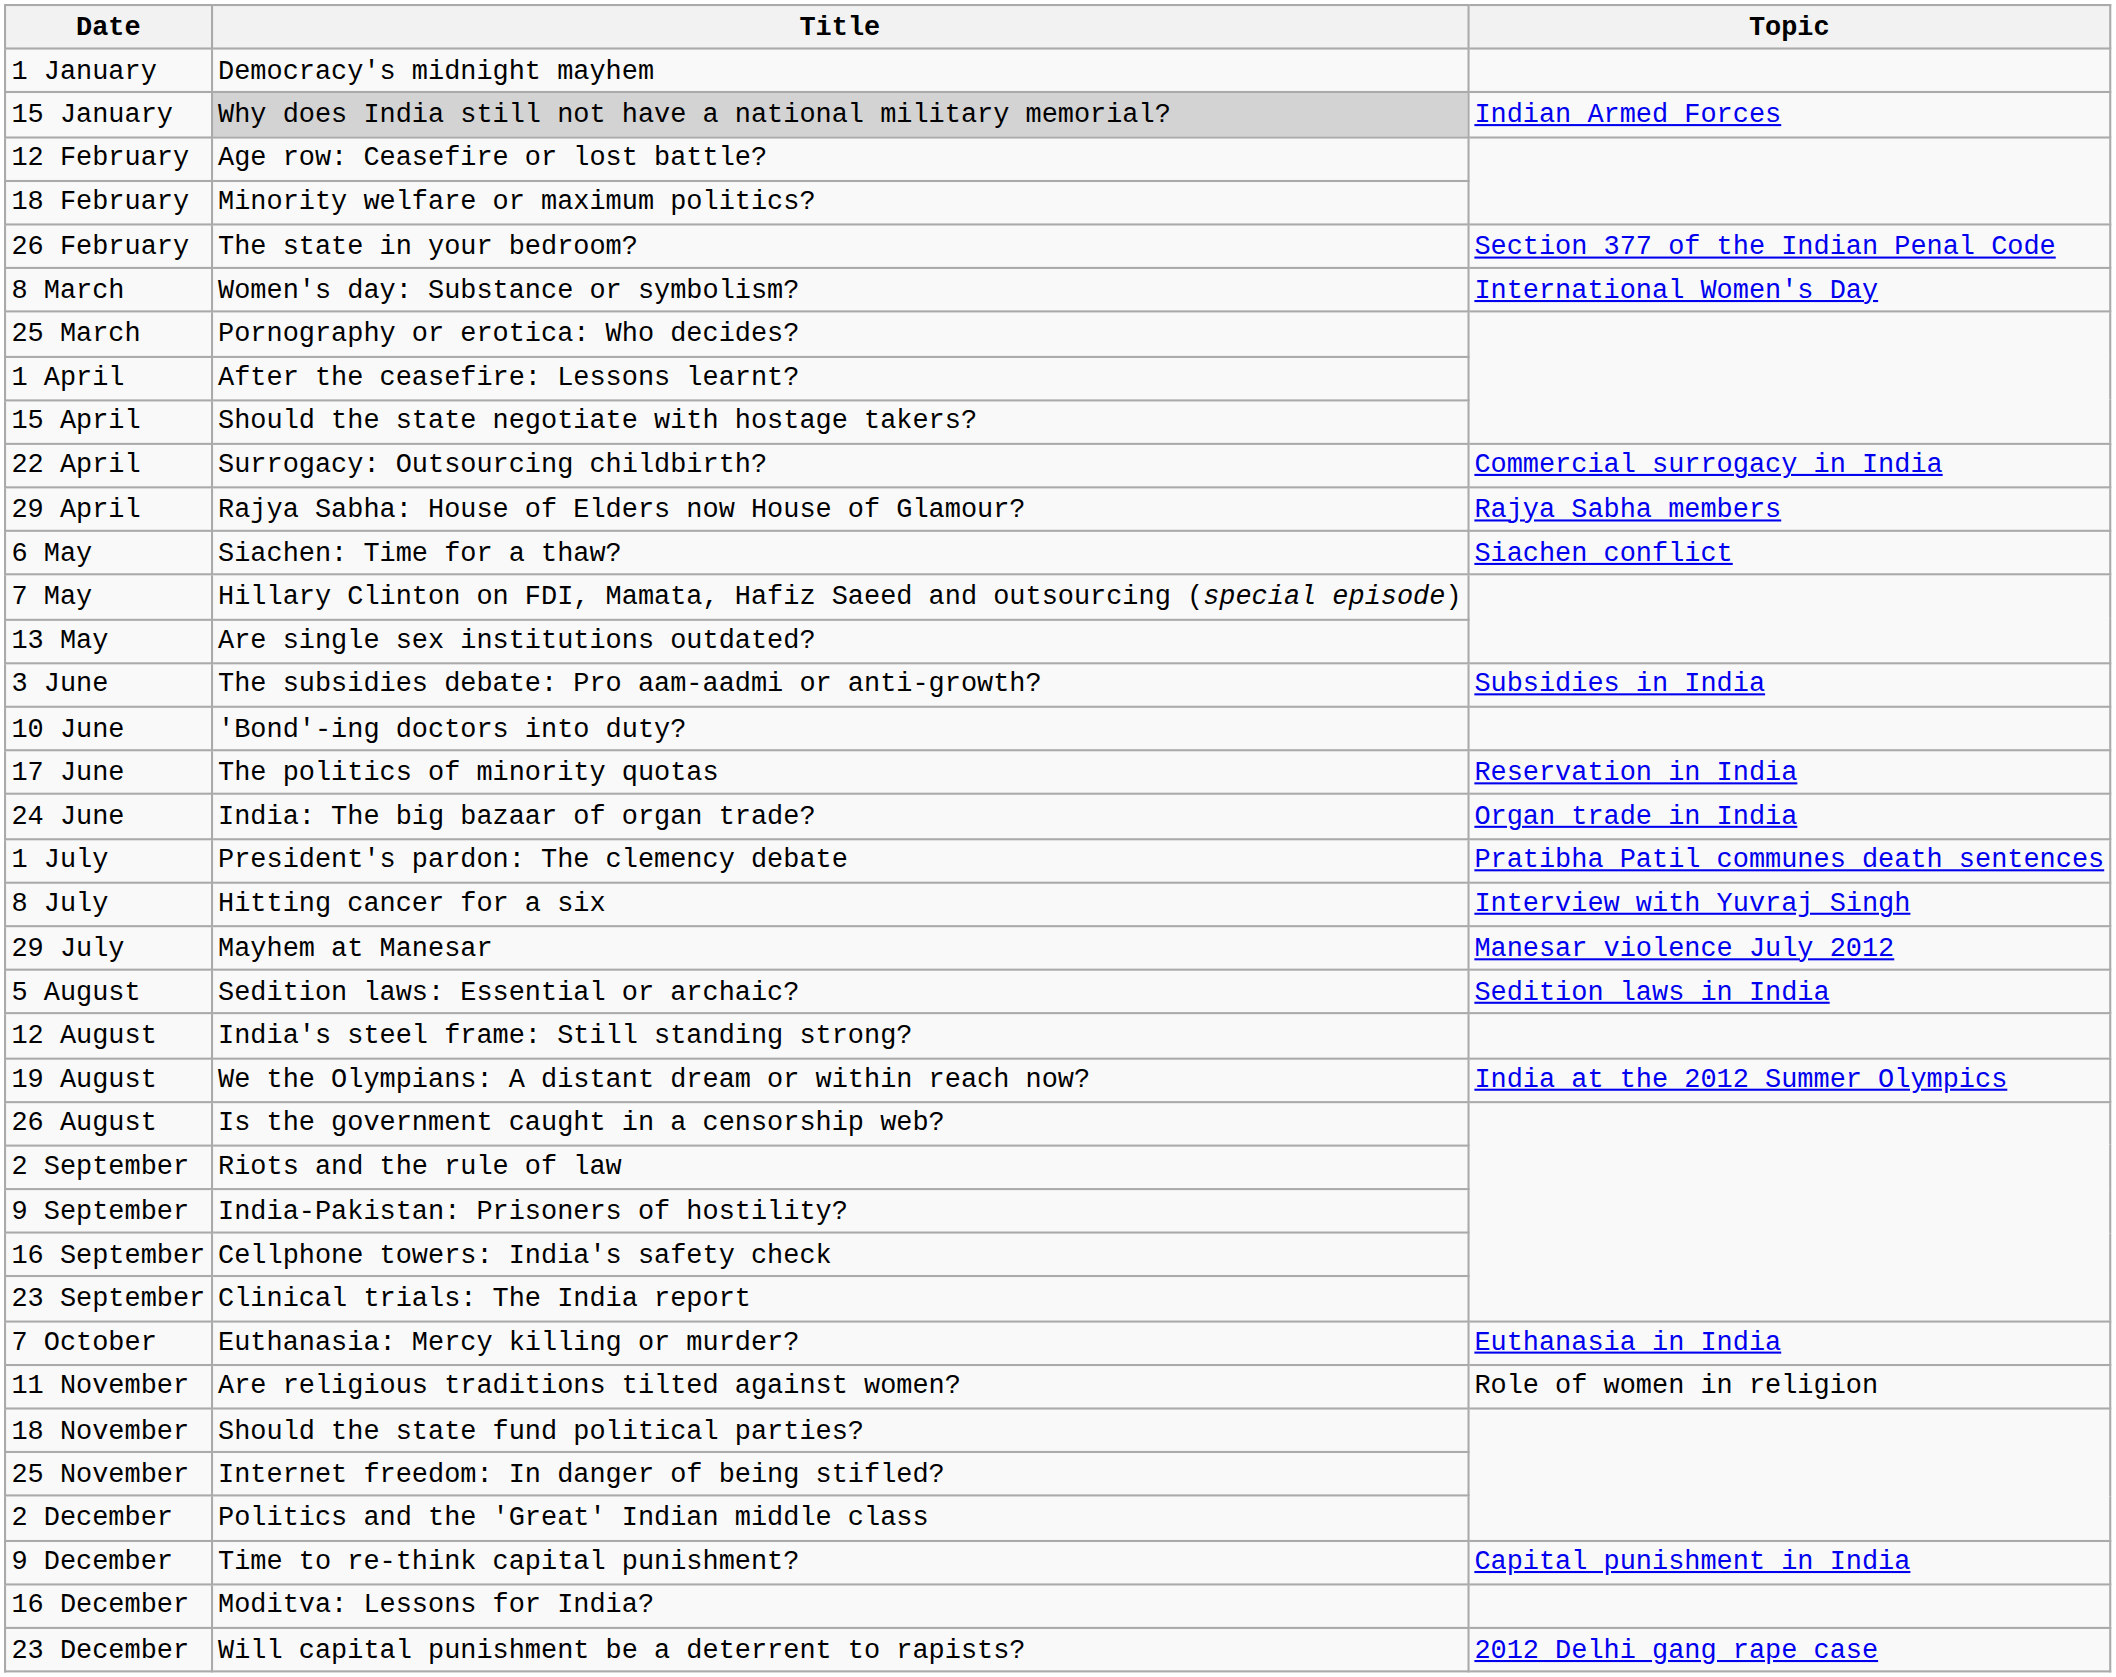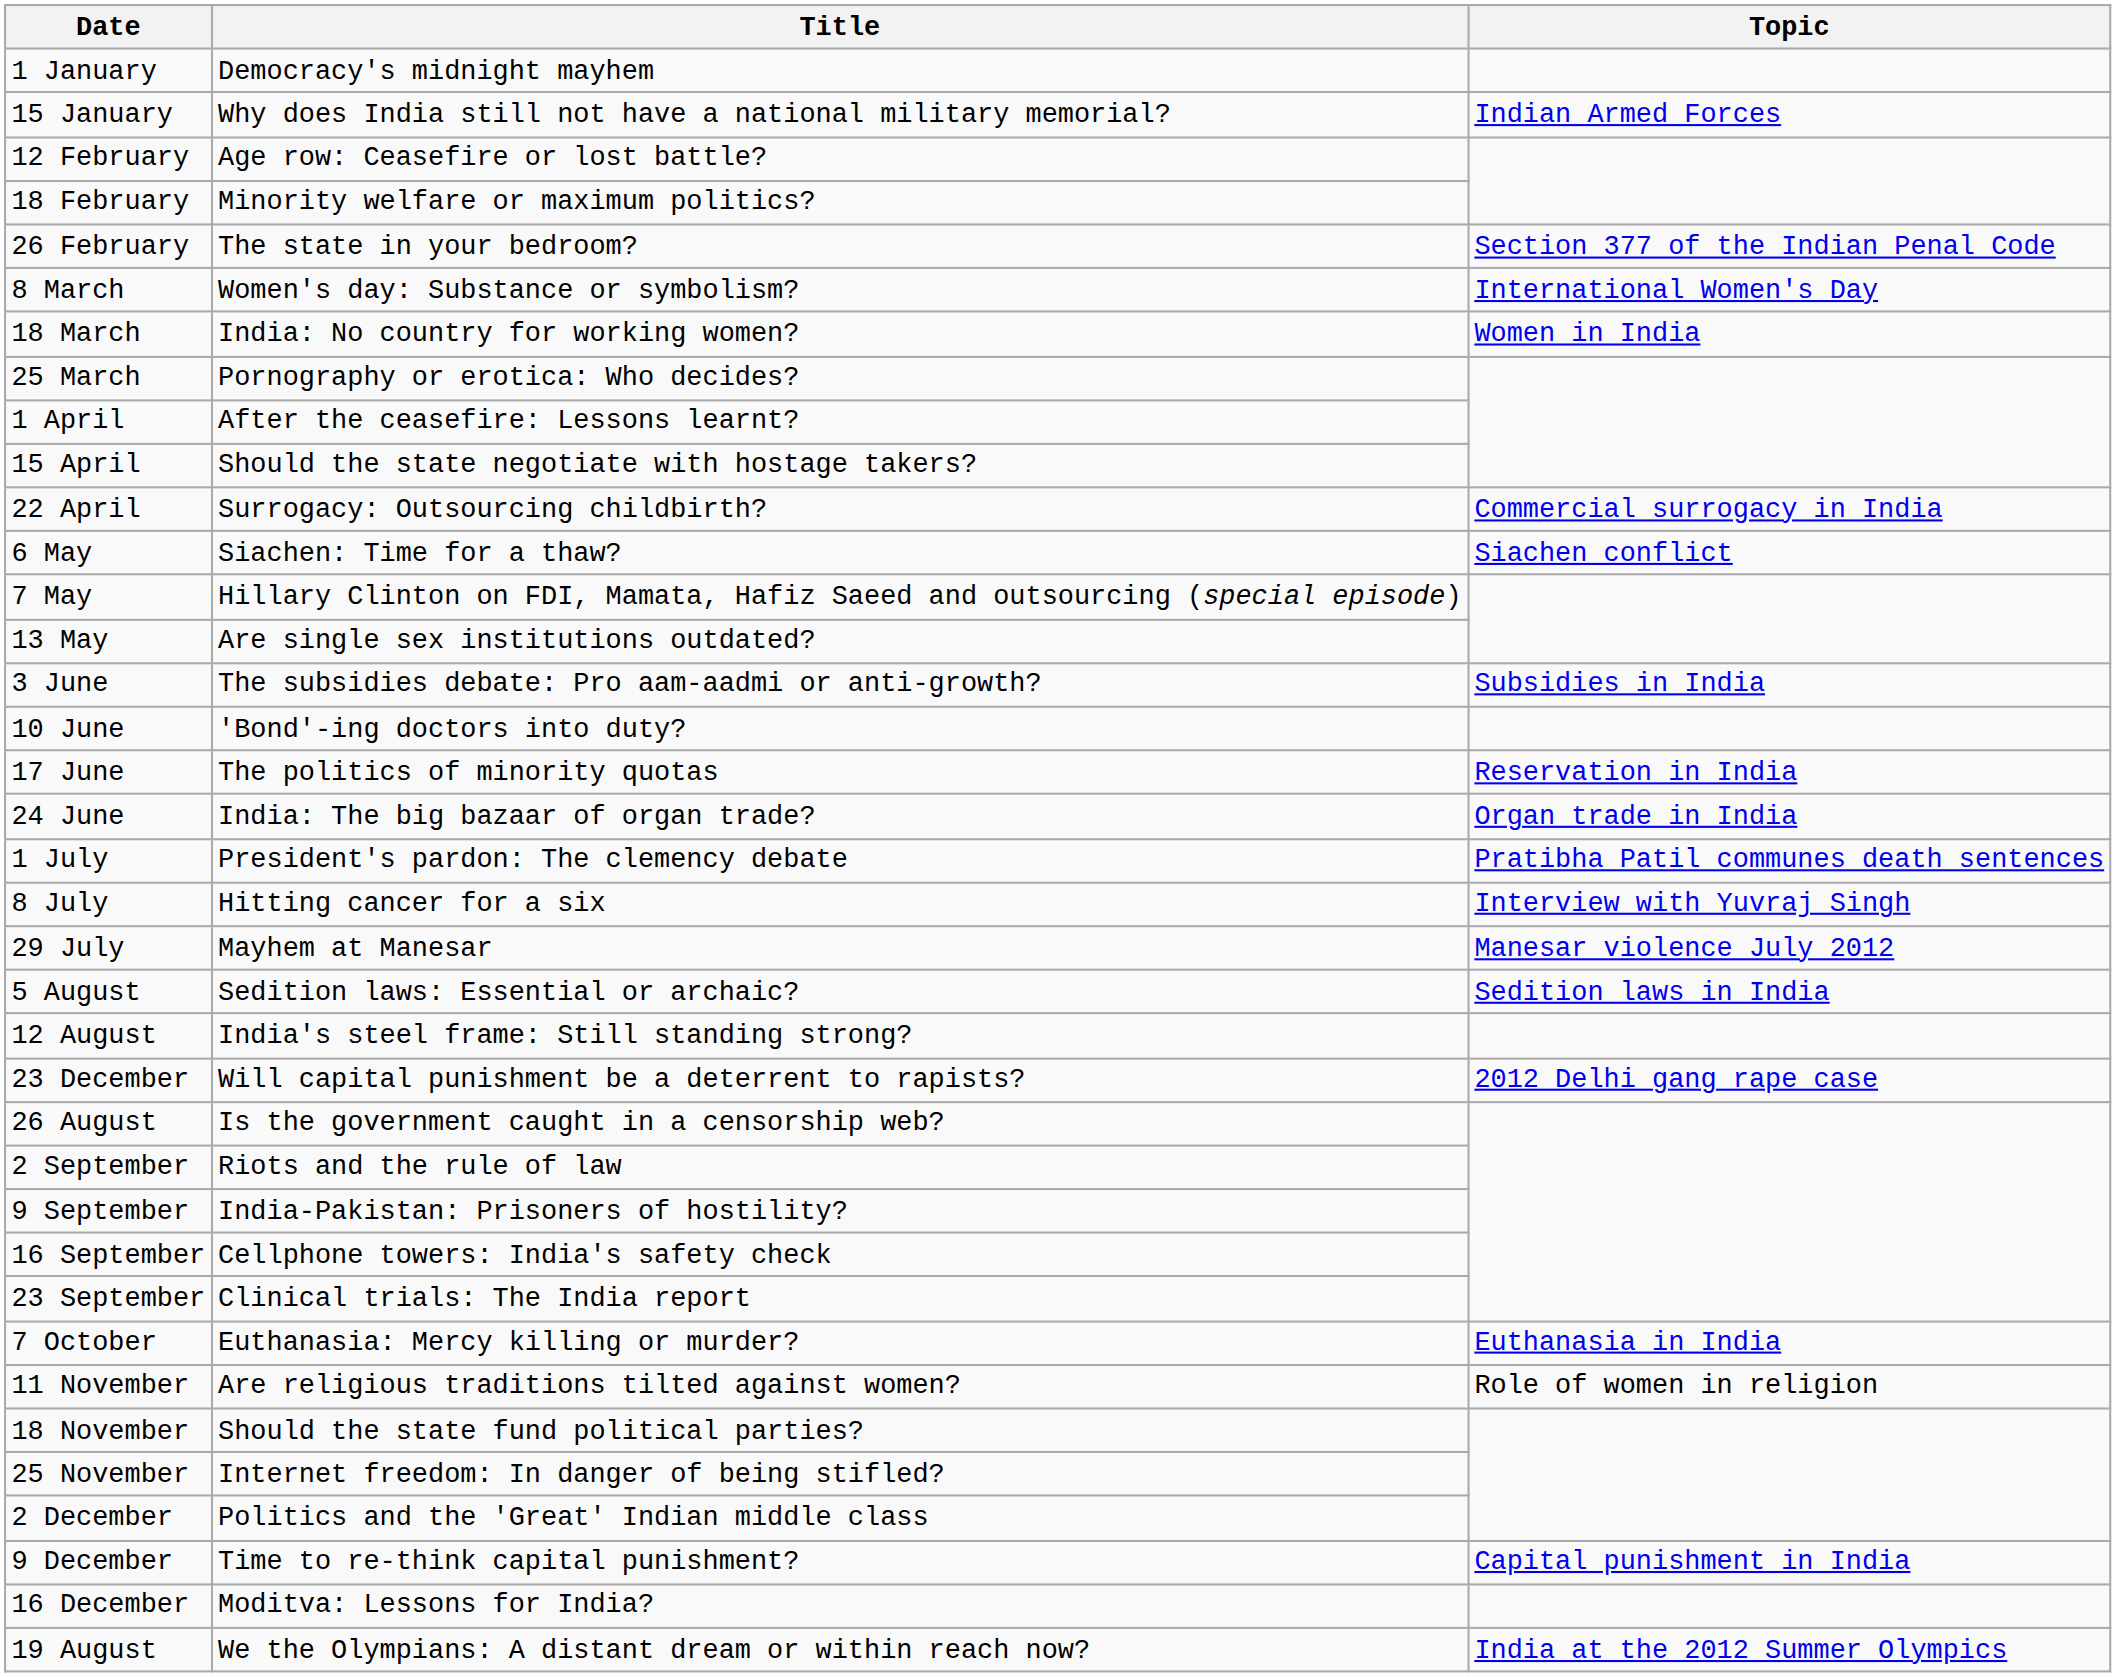(694, 115) lightgrey background -> (694, 115) no background
+ row: (76, 334)
- row: (76, 509)
rows swapped: (84, 1080) <-> (100, 1650)
